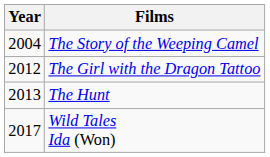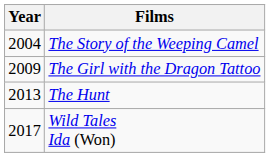(25, 69) 2012 -> (25, 69) 2009
